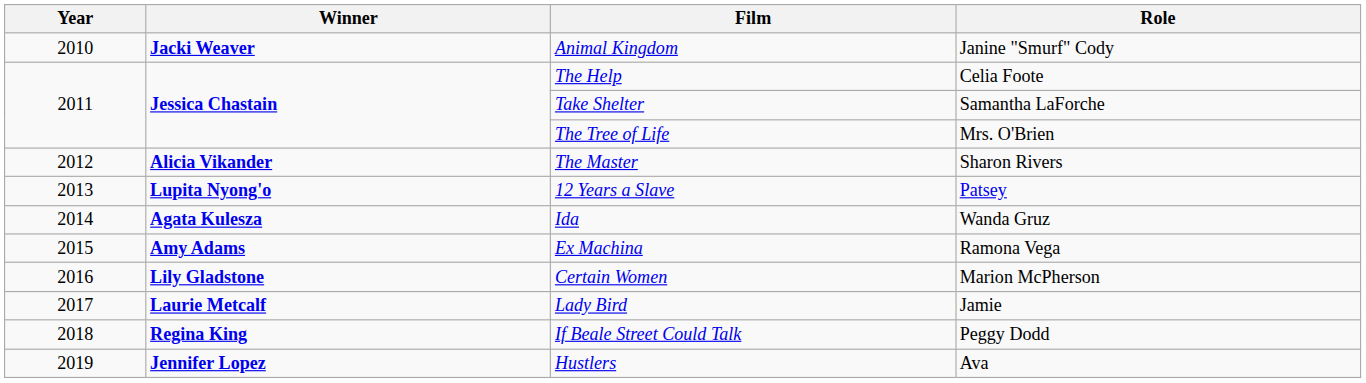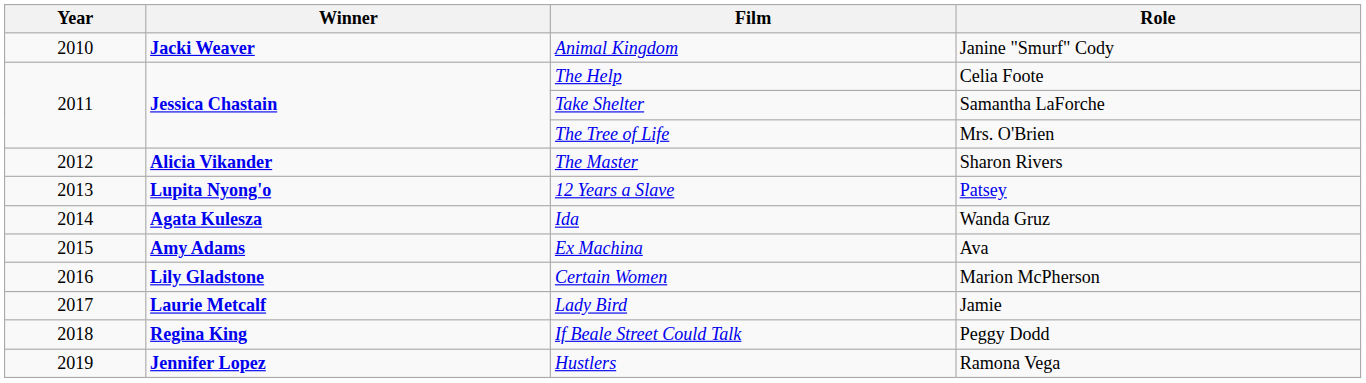(1010, 248) Ramona Vega -> (974, 248) Ava
(974, 362) Ava -> (1010, 362) Ramona Vega
